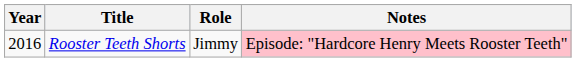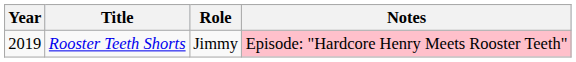(25, 43) 2016 -> (25, 43) 2019
